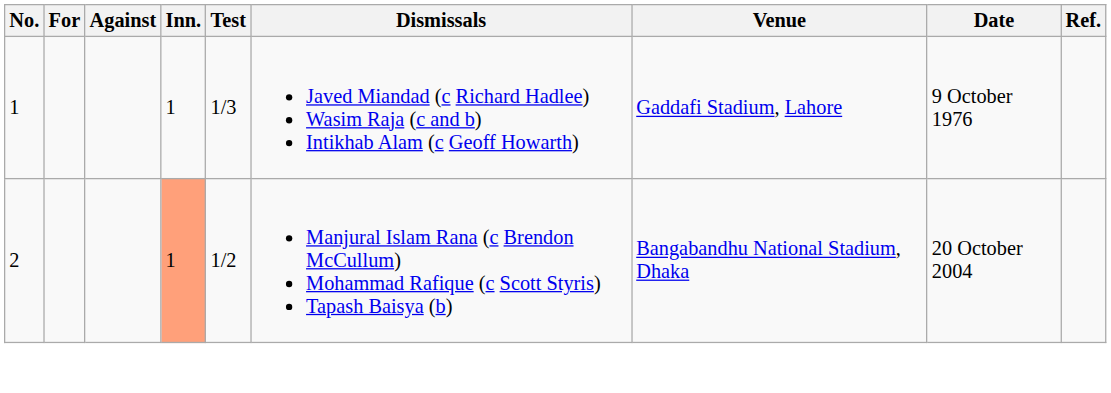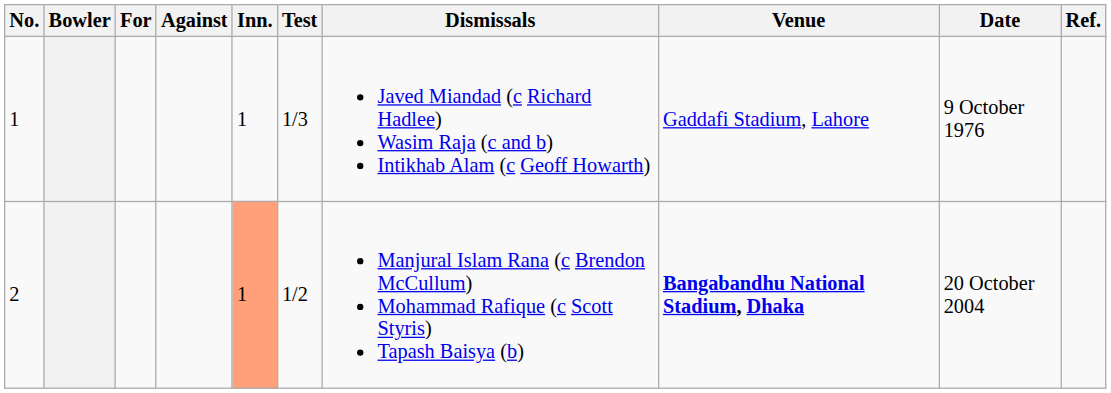+ column: (80, 20)
(769, 260) normal -> (764, 294) bold
